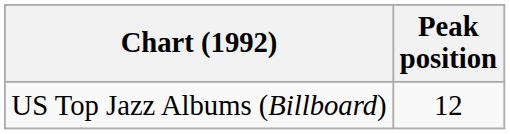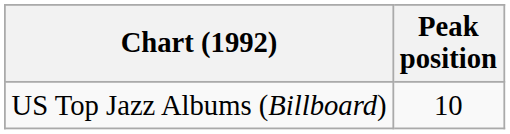(448, 104) 12 -> (448, 104) 10
